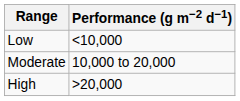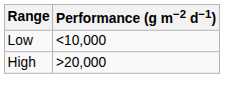- row: (37, 62)
